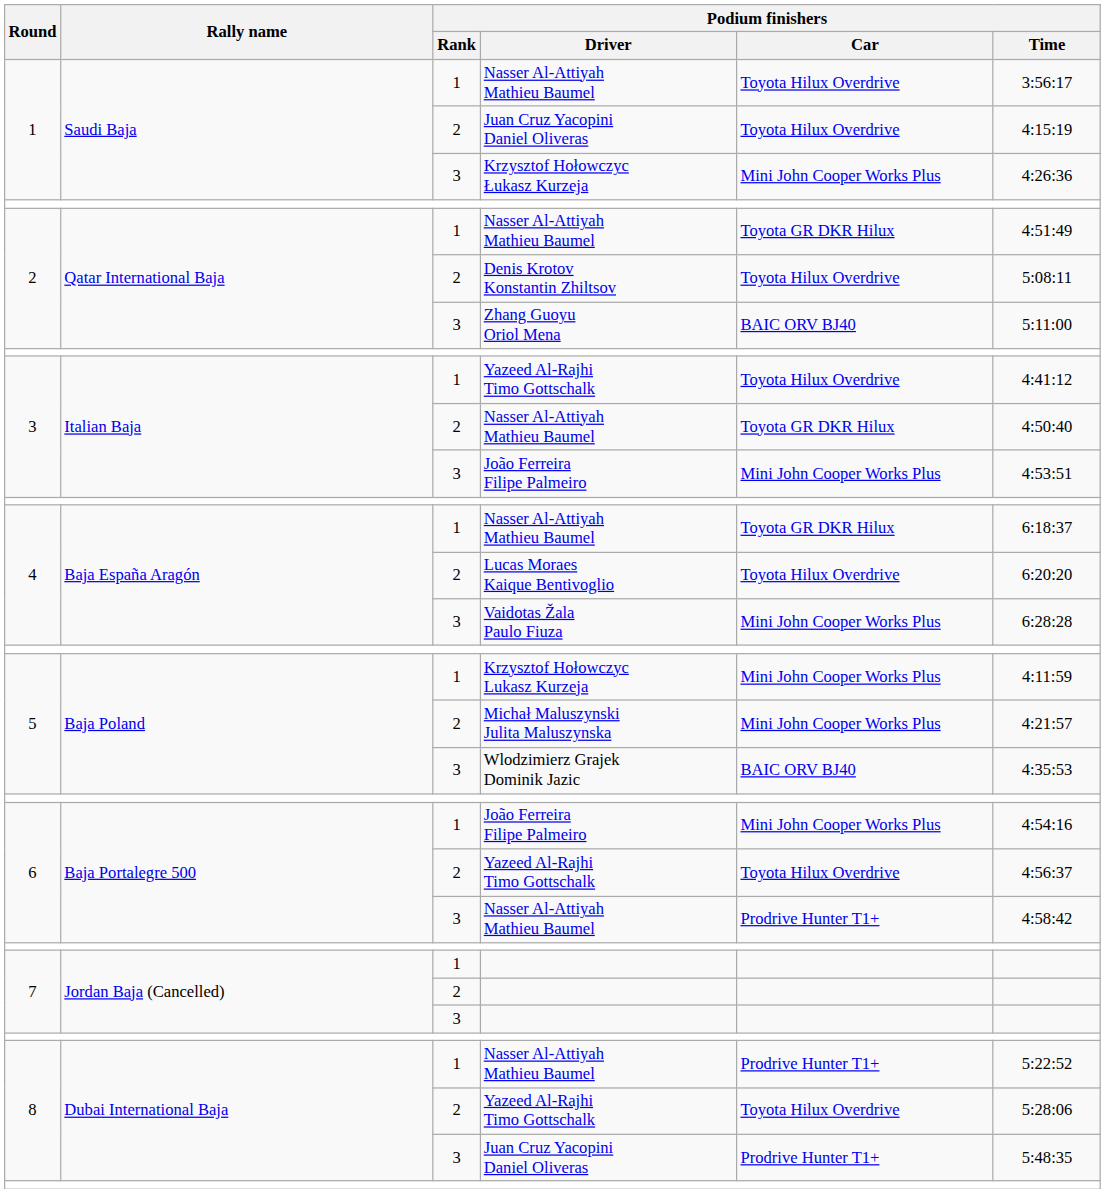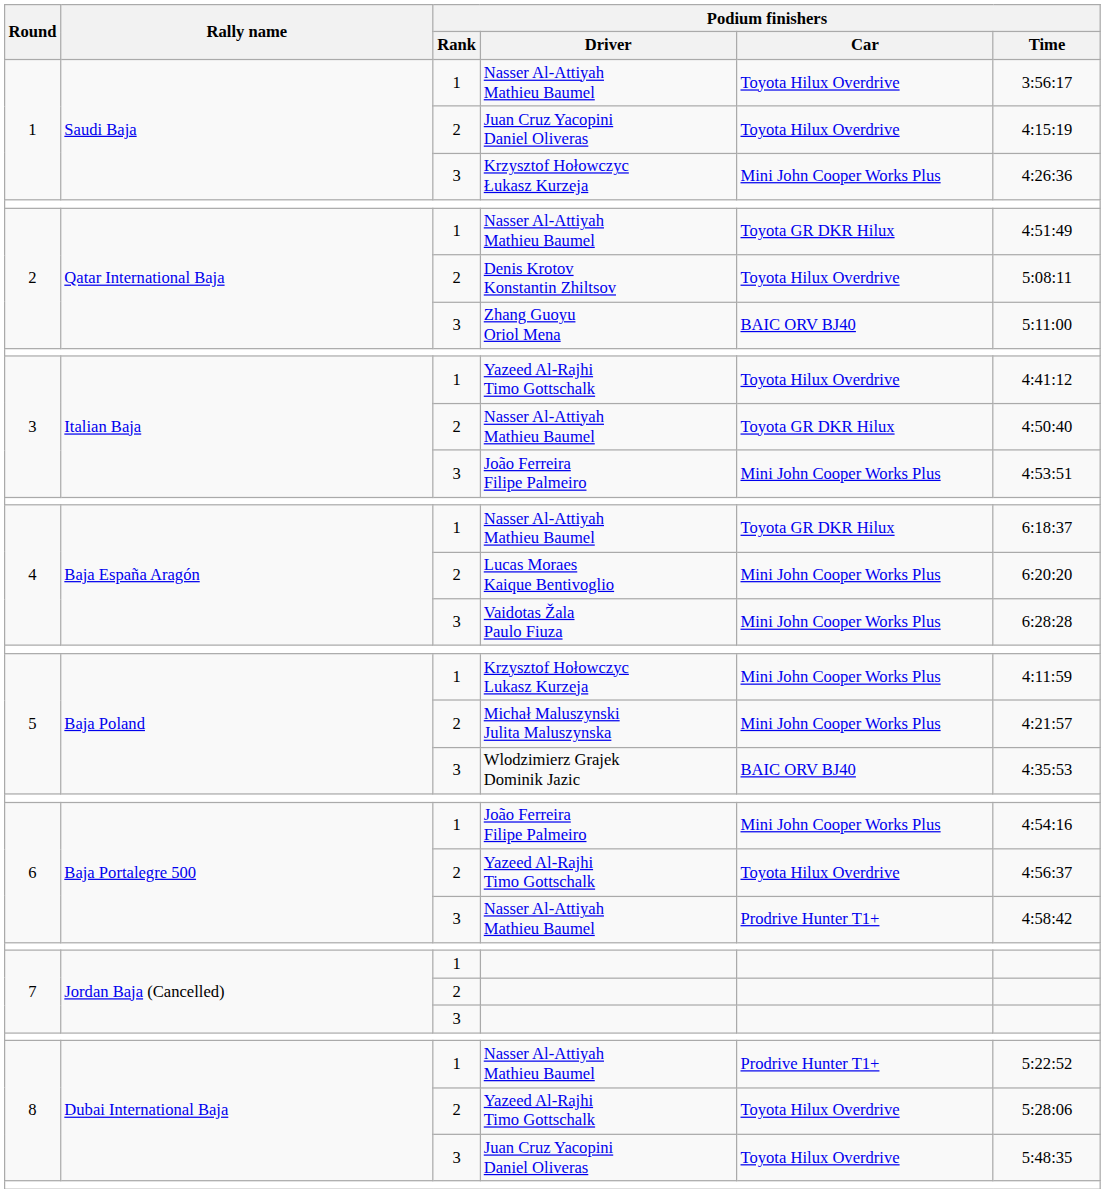(820, 574) Toyota Hilux Overdrive -> (841, 574) Mini John Cooper Works Plus
(810, 1157) Prodrive Hunter T1+ -> (820, 1157) Toyota Hilux Overdrive
